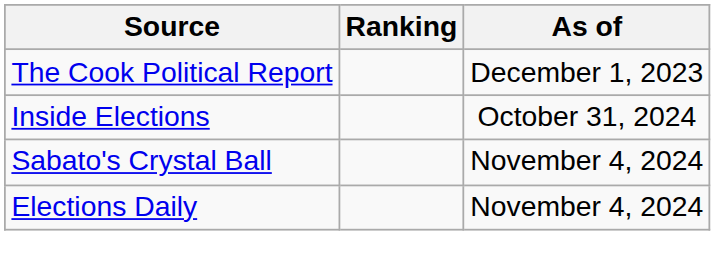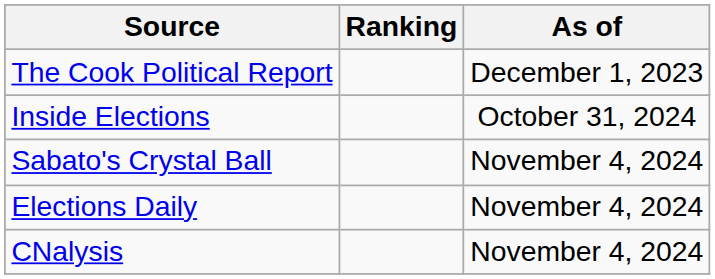+ row: (67, 251)
